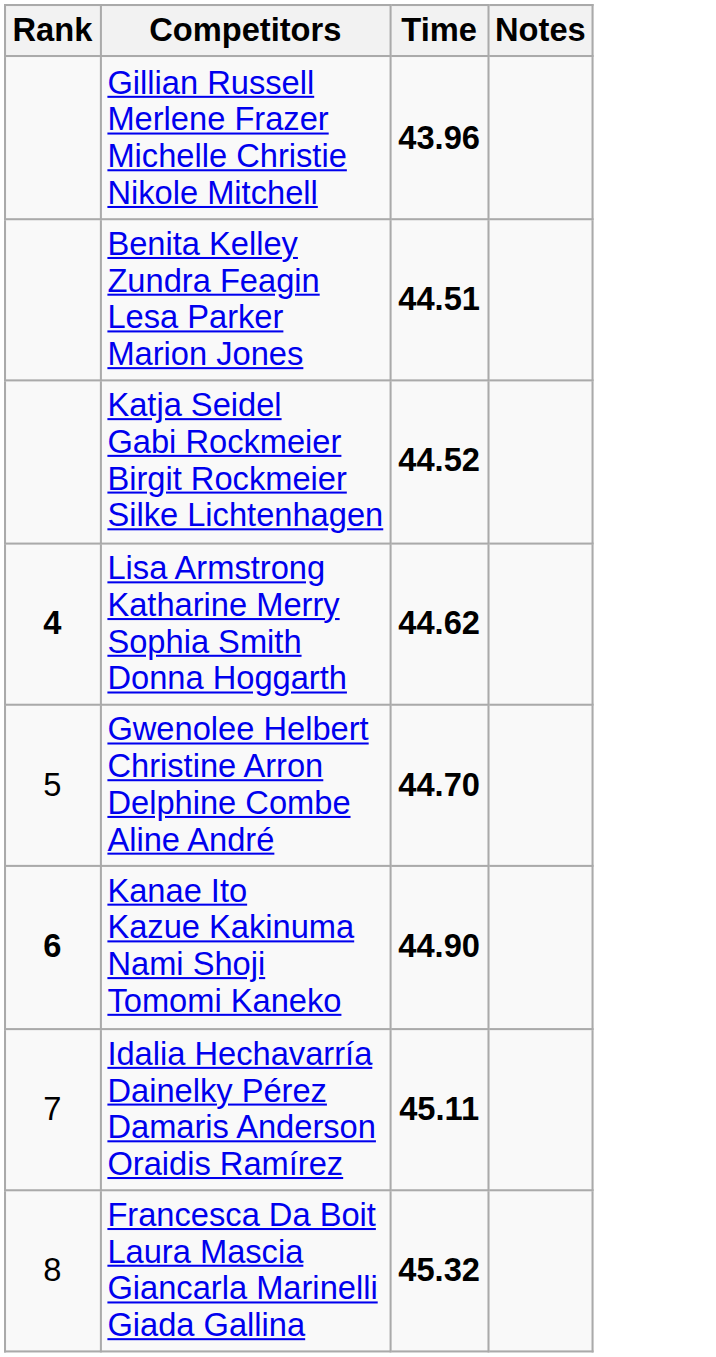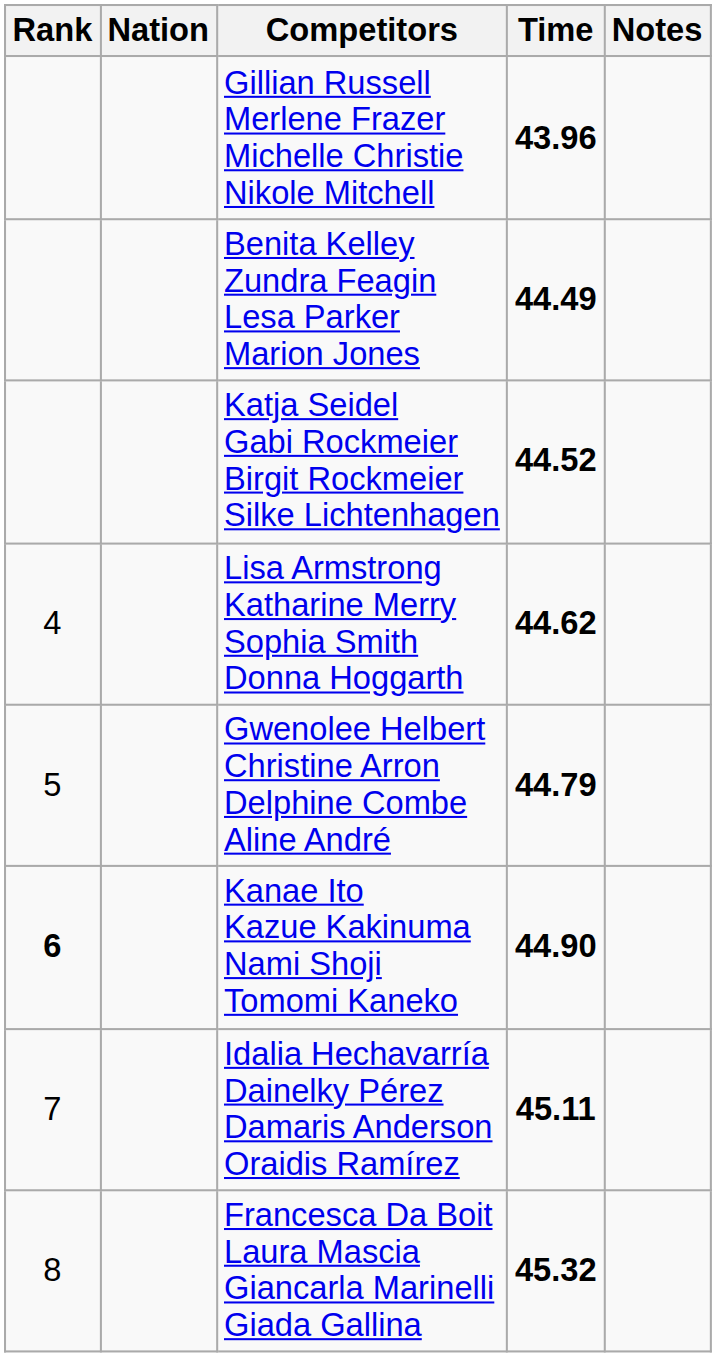+ column: (158, 30)
(439, 299) 44.51 -> (556, 299) 44.49
(52, 623) bold -> (52, 623) normal
(439, 784) 44.70 -> (556, 784) 44.79
